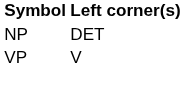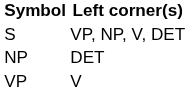+ row: (10, 34)
